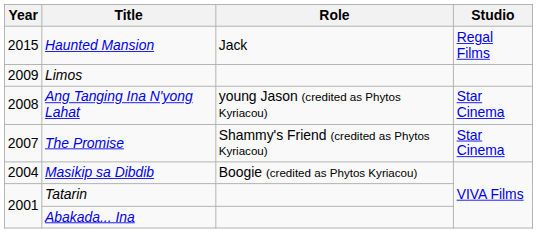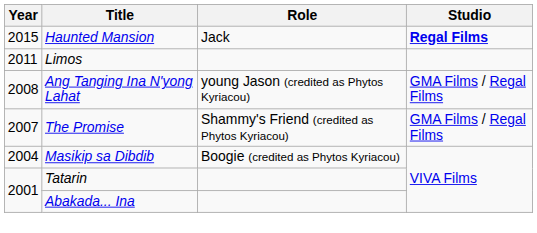(475, 45) normal -> (449, 37) bold
(23, 75) 2009 -> (23, 59) 2011
(481, 105) Star Cinema -> (468, 89) GMA Films / Regal Films
(481, 142) Star Cinema -> (468, 127) GMA Films / Regal Films
